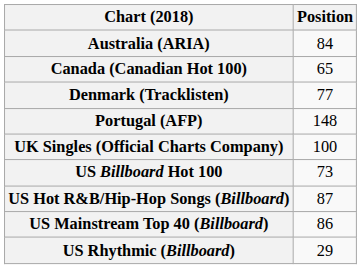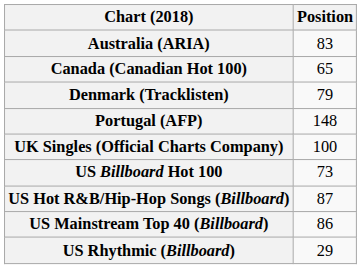(325, 43) 84 -> (325, 43) 83
(325, 95) 77 -> (325, 95) 79
